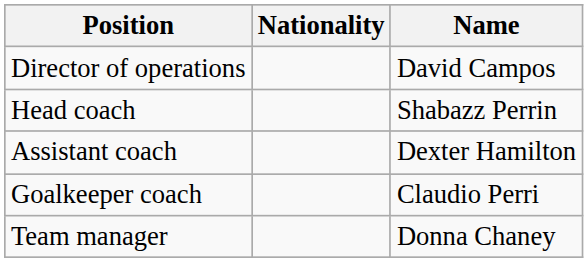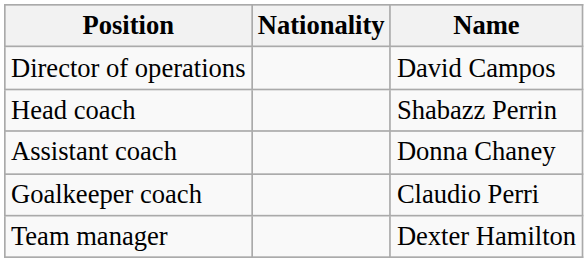(486, 151) Dexter Hamilton -> (476, 151) Donna Chaney
(476, 236) Donna Chaney -> (486, 236) Dexter Hamilton
